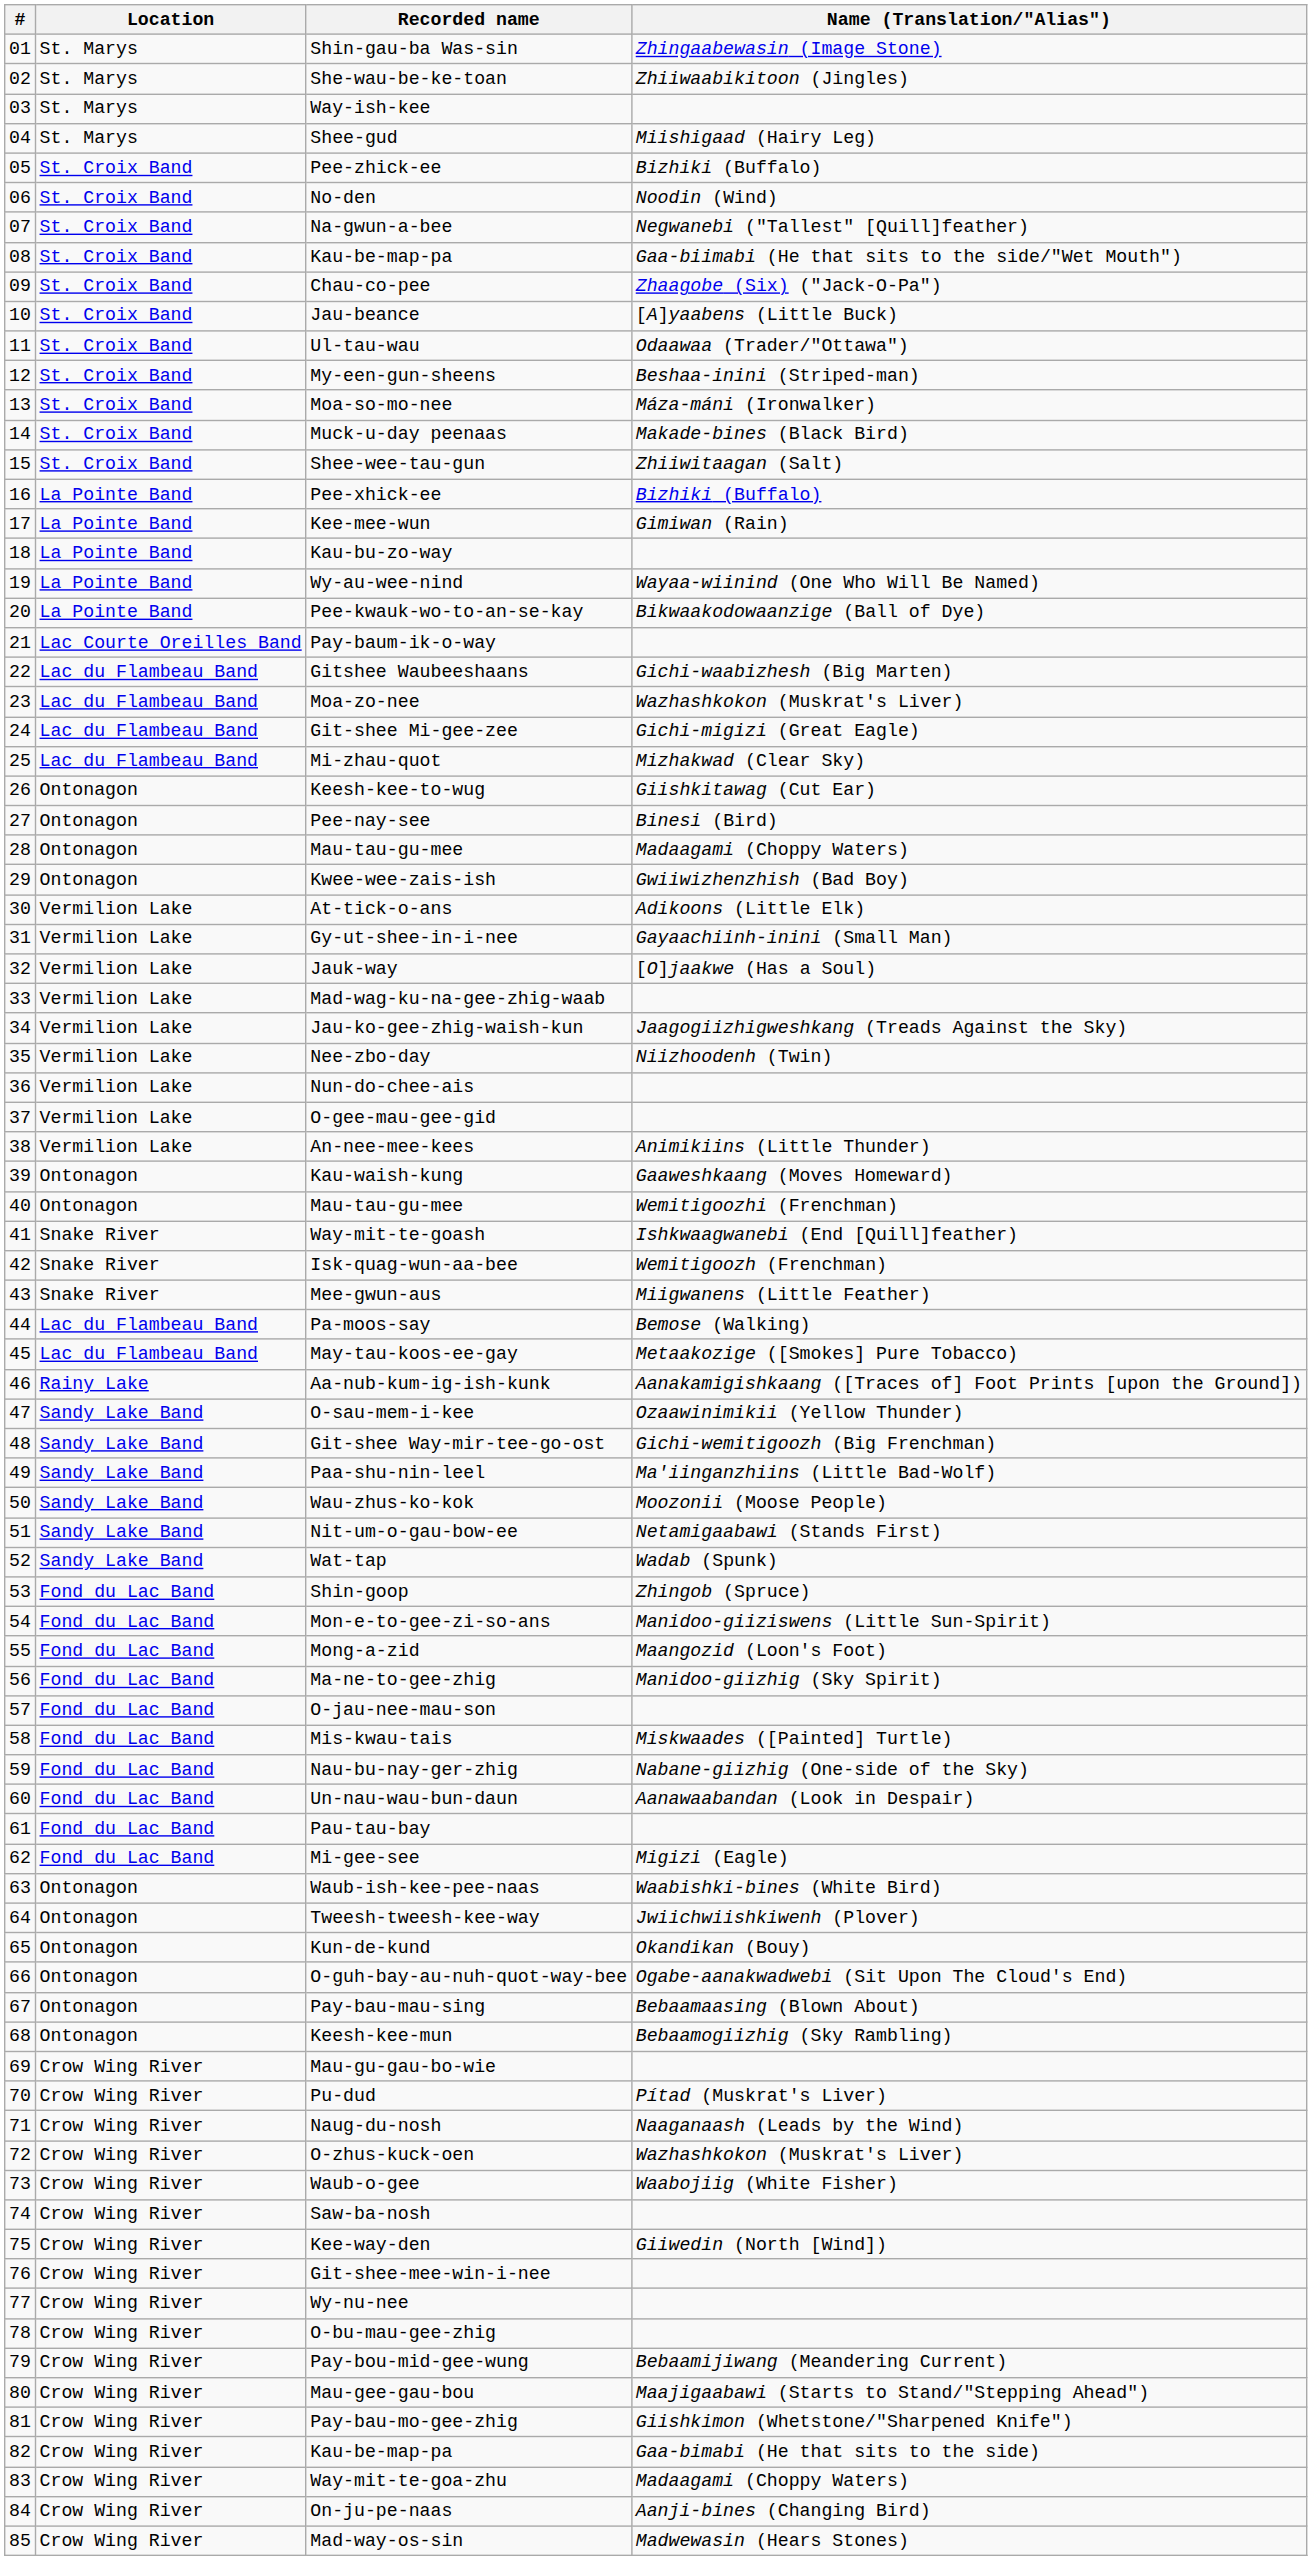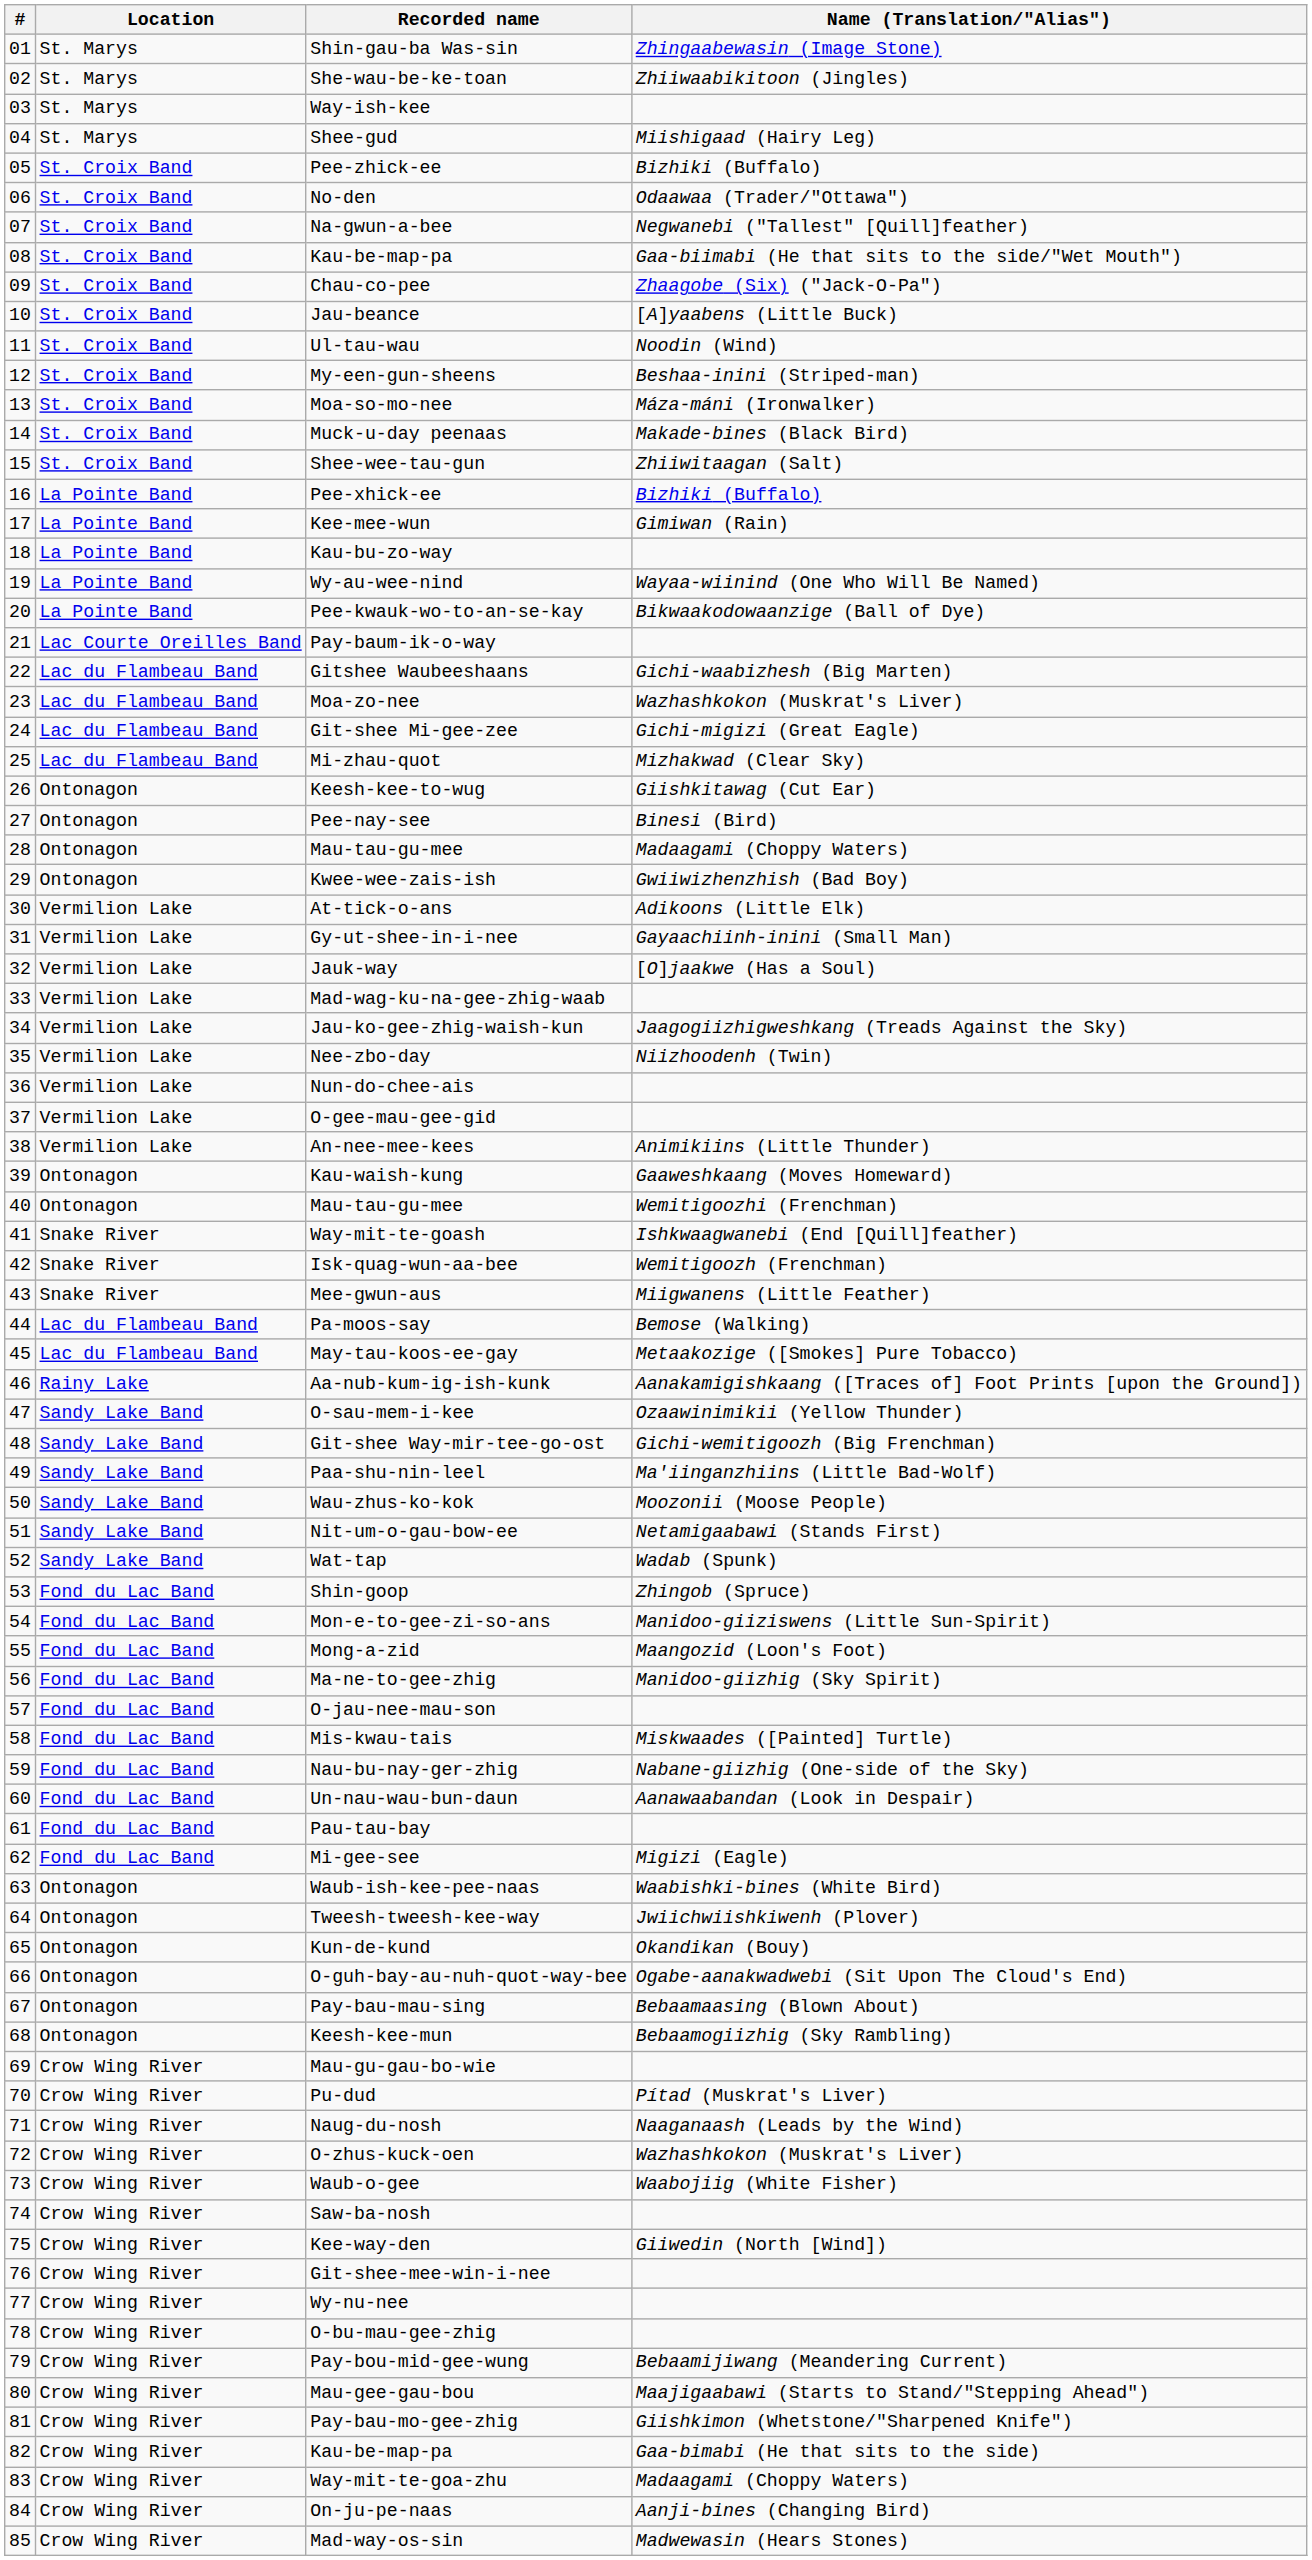(707, 198) Noodin (Wind) -> (772, 198) Odaawaa (Trader/"Ottawa")
(772, 346) Odaawaa (Trader/"Ottawa") -> (707, 346) Noodin (Wind)
